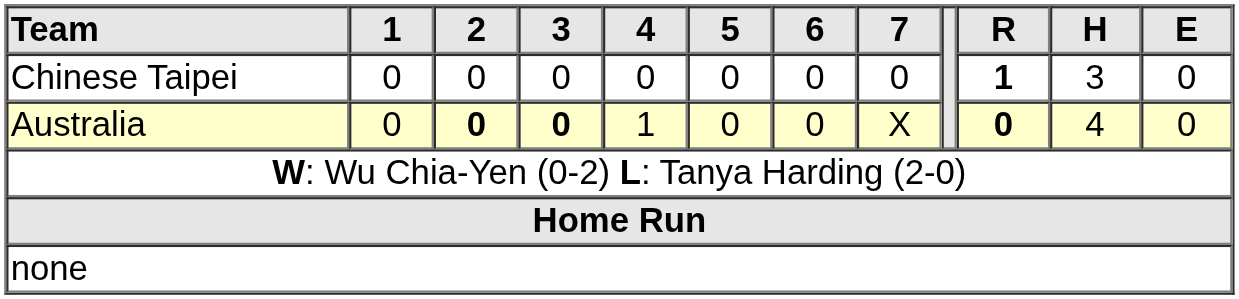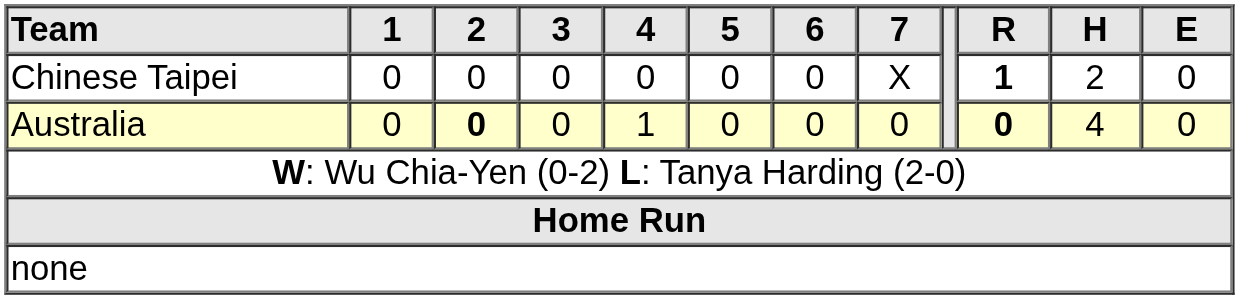(899, 77) 0 -> (899, 77) X
(1095, 77) 3 -> (1095, 77) 2
(561, 124) bold -> (561, 124) normal
(899, 124) X -> (899, 124) 0
